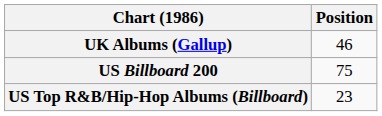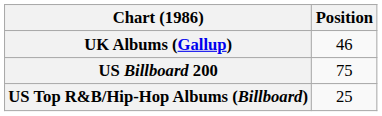(344, 96) 23 -> (344, 96) 25
